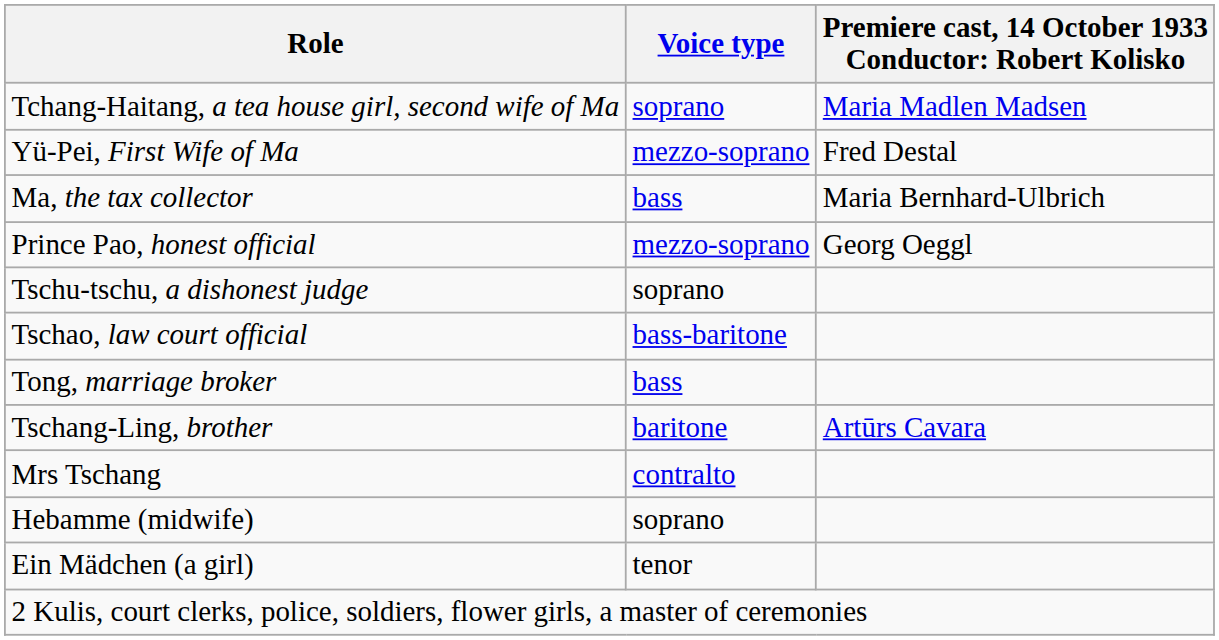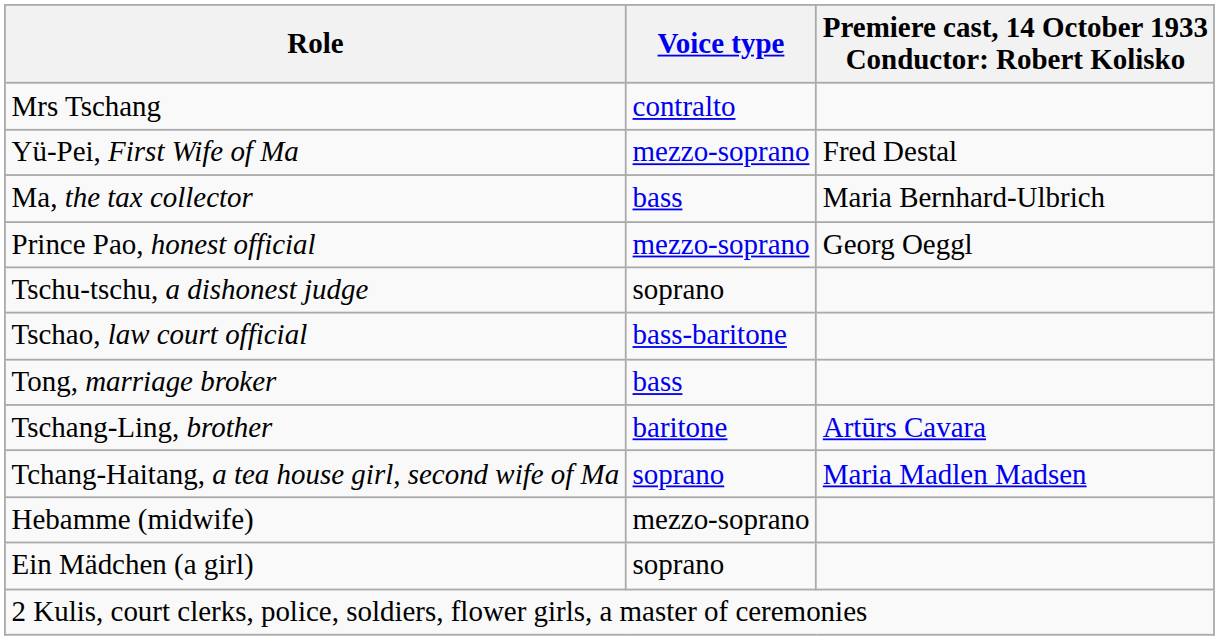rows swapped: (315, 105) <-> (86, 473)
(678, 519) soprano -> (721, 519) mezzo-soprano
(662, 565) tenor -> (678, 565) soprano
